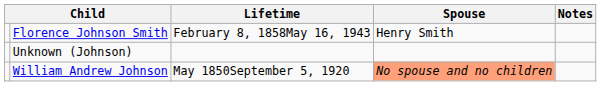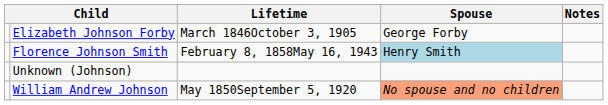+ row: (94, 33)
(415, 33) no background -> (422, 52) lightblue background
